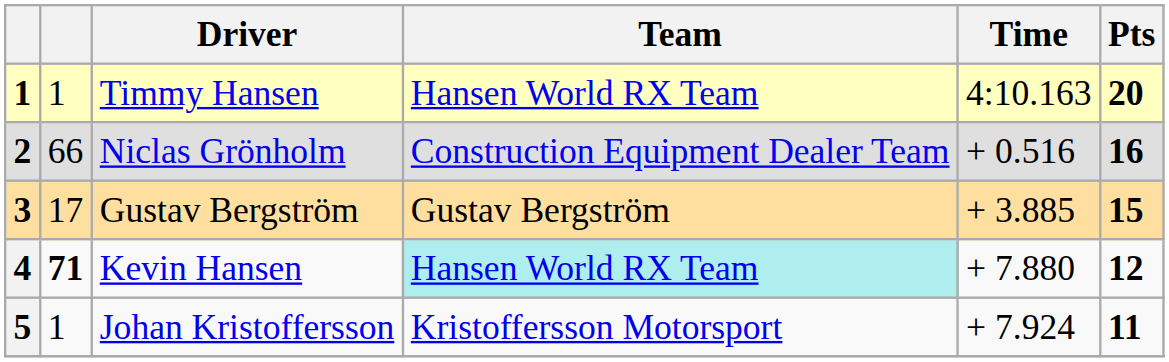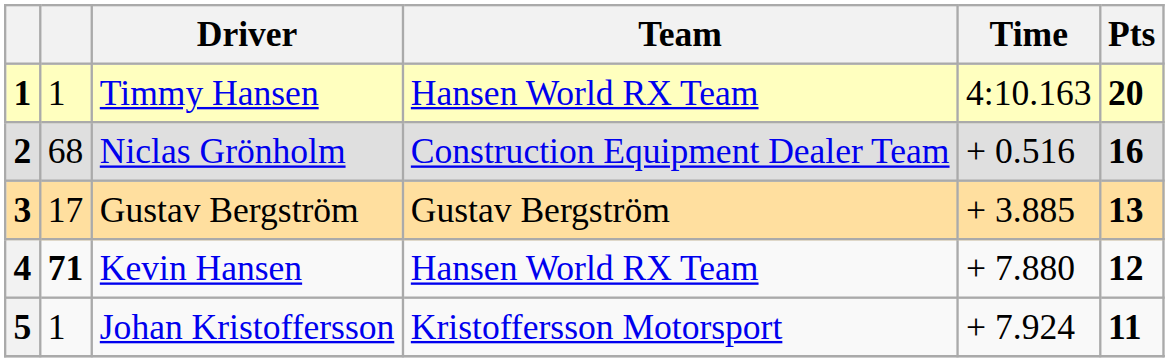(65, 151) 66 -> (65, 151) 68
(1126, 209) 15 -> (1126, 209) 13
(585, 268) paleturquoise background -> (585, 268) no background
